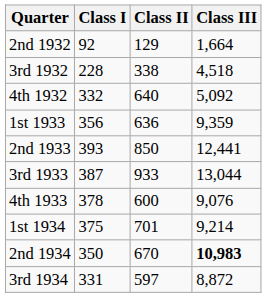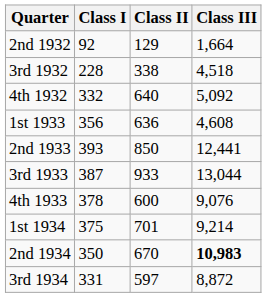(215, 122) 9,359 -> (215, 122) 4,608
